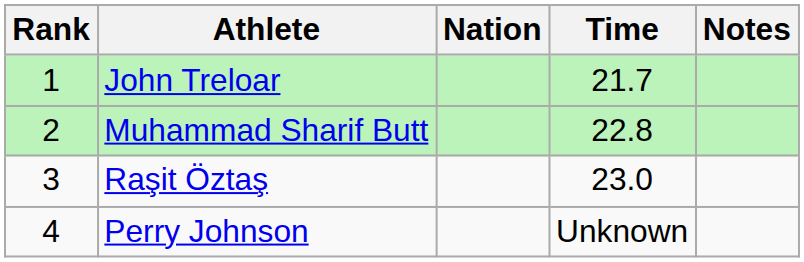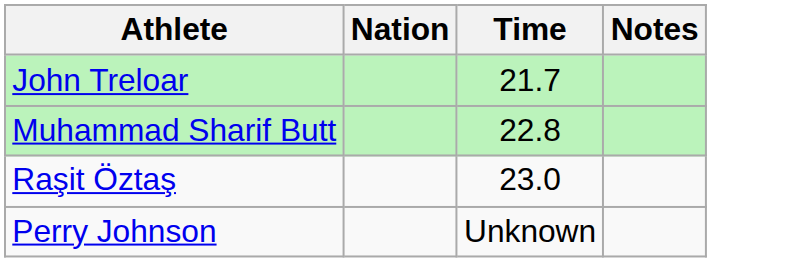- column: (51, 29)
